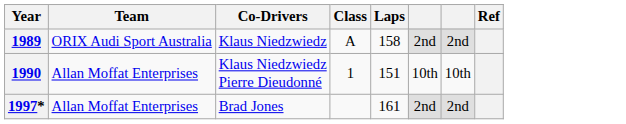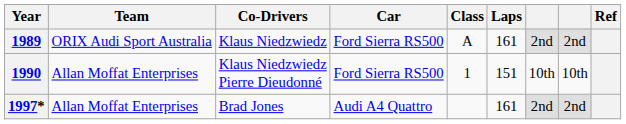+ column: (389, 17)
(389, 41) 158 -> (506, 41) 161
